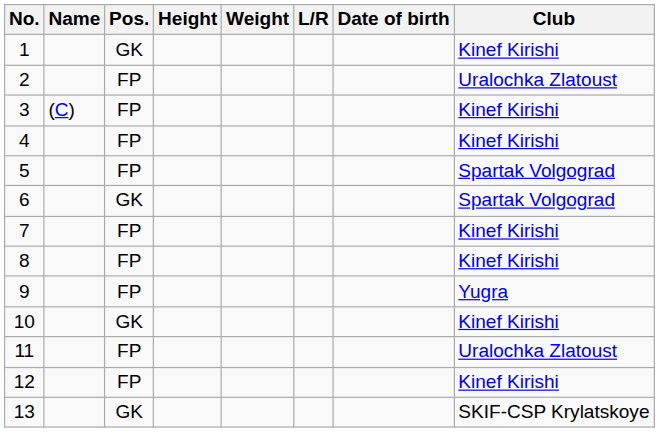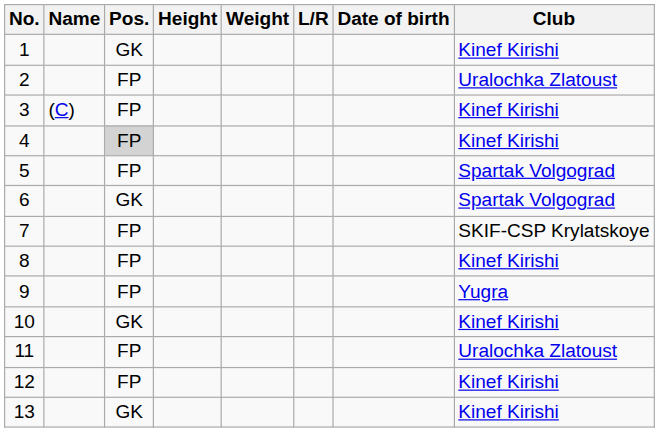(129, 140) no background -> (129, 140) lightgrey background
(509, 230) Kinef Kirishi -> (554, 230) SKIF-CSP Krylatskoye
(554, 412) SKIF-CSP Krylatskoye -> (509, 412) Kinef Kirishi
